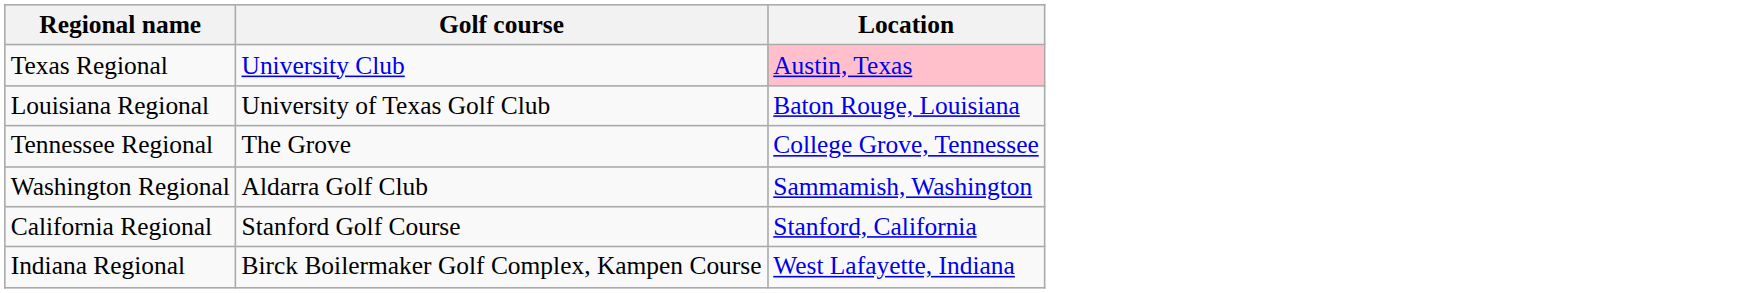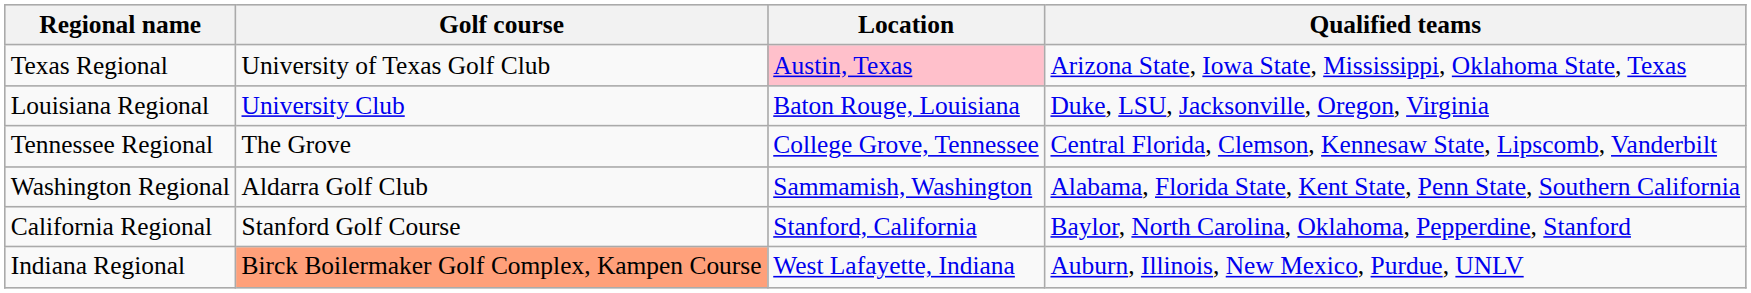+ column: (1395, 24)
(323, 65) University Club -> (396, 65) University of Texas Golf Club
(396, 105) University of Texas Golf Club -> (323, 105) University Club
(502, 266) no background -> (502, 266) lightsalmon background
